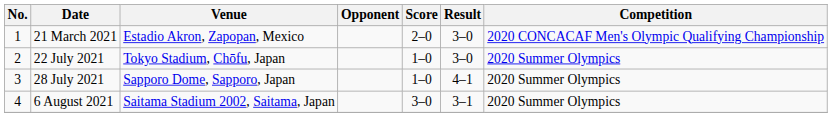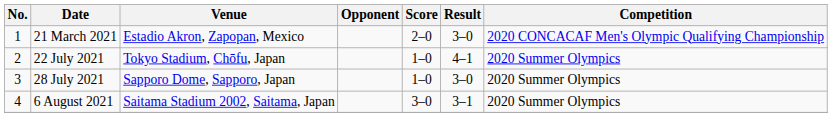(463, 58) 3–0 -> (463, 58) 4–1
(463, 79) 4–1 -> (463, 79) 3–0
